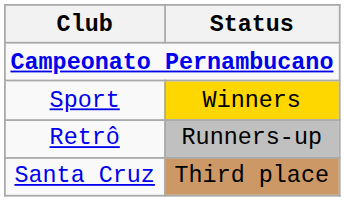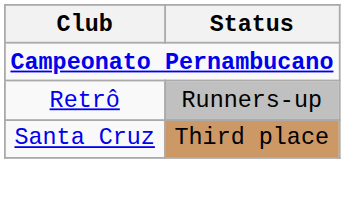- row: (85, 100)
